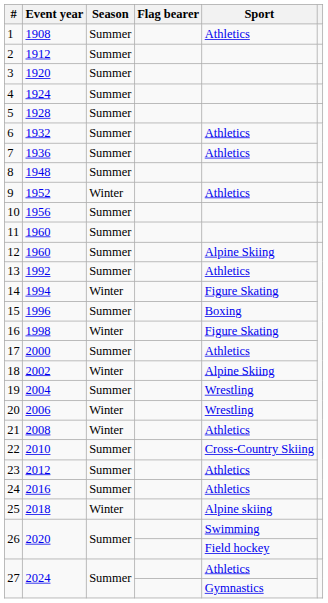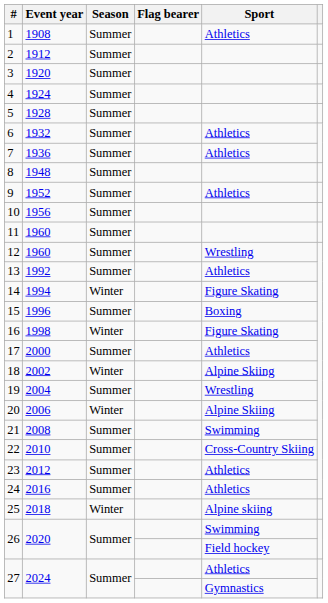(106, 192) Winter -> (110, 192) Summer
(240, 251) Alpine Skiing -> (229, 251) Wrestling
(229, 410) Wrestling -> (240, 410) Alpine Skiing
(106, 430) Winter -> (110, 430) Summer
(227, 430) Athletics -> (232, 430) Swimming
